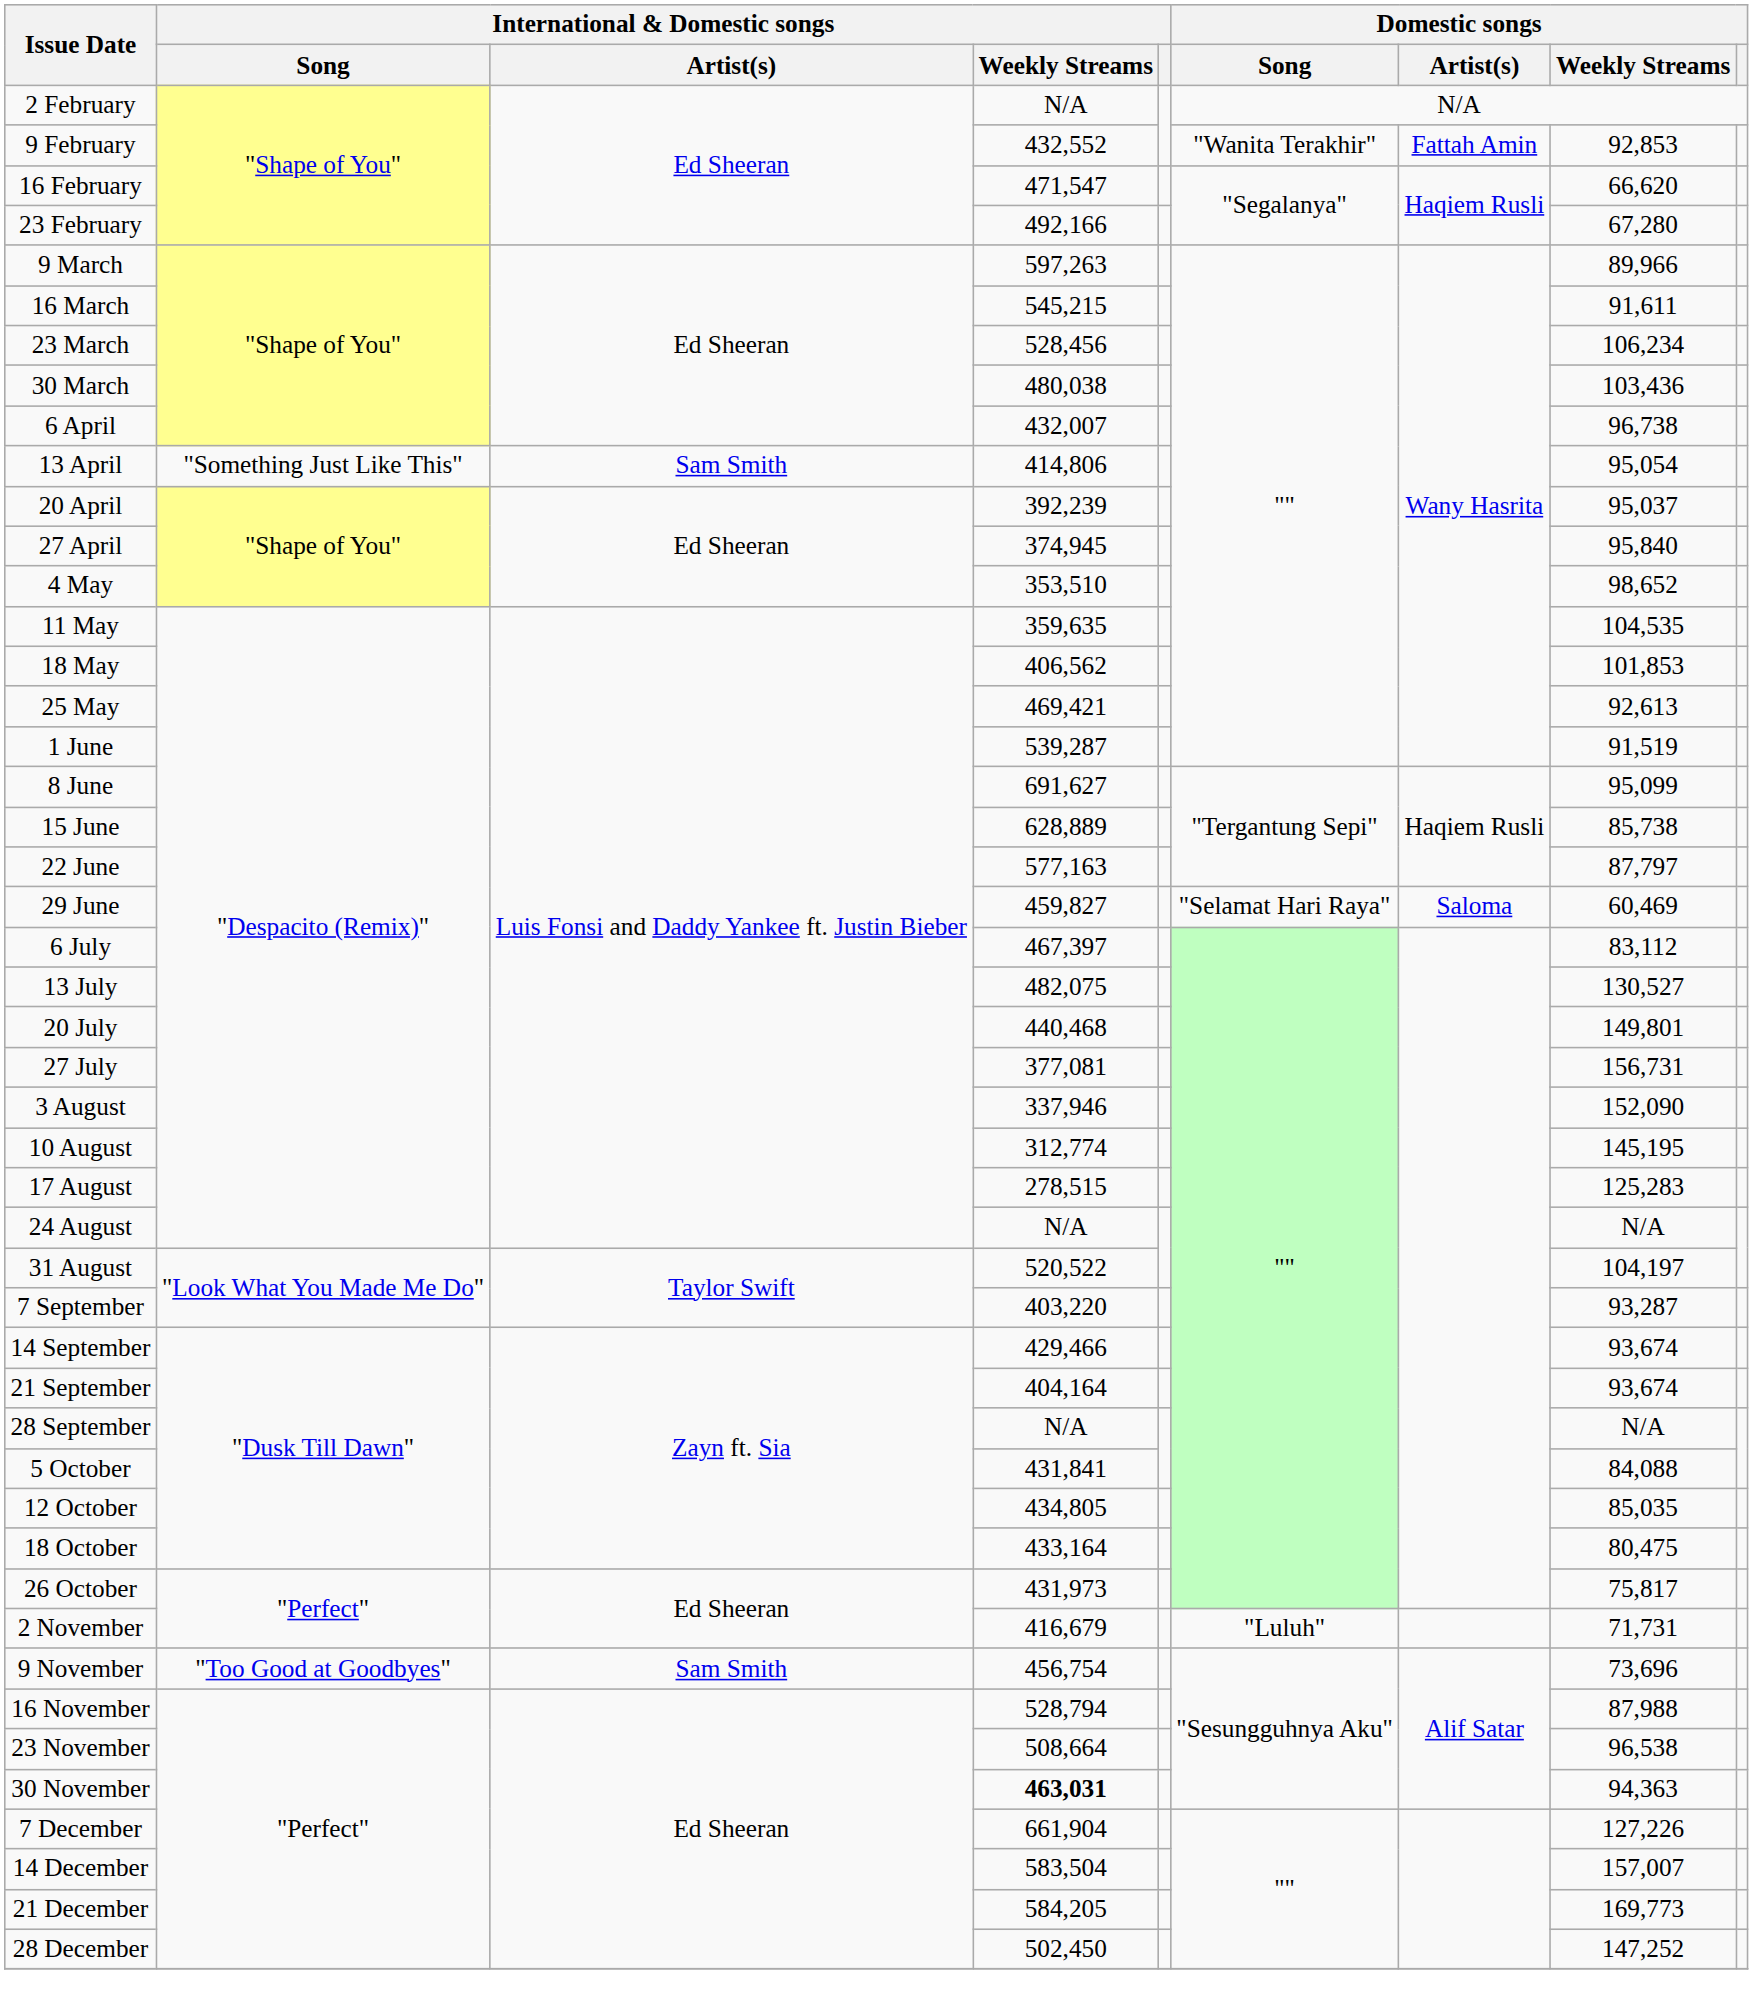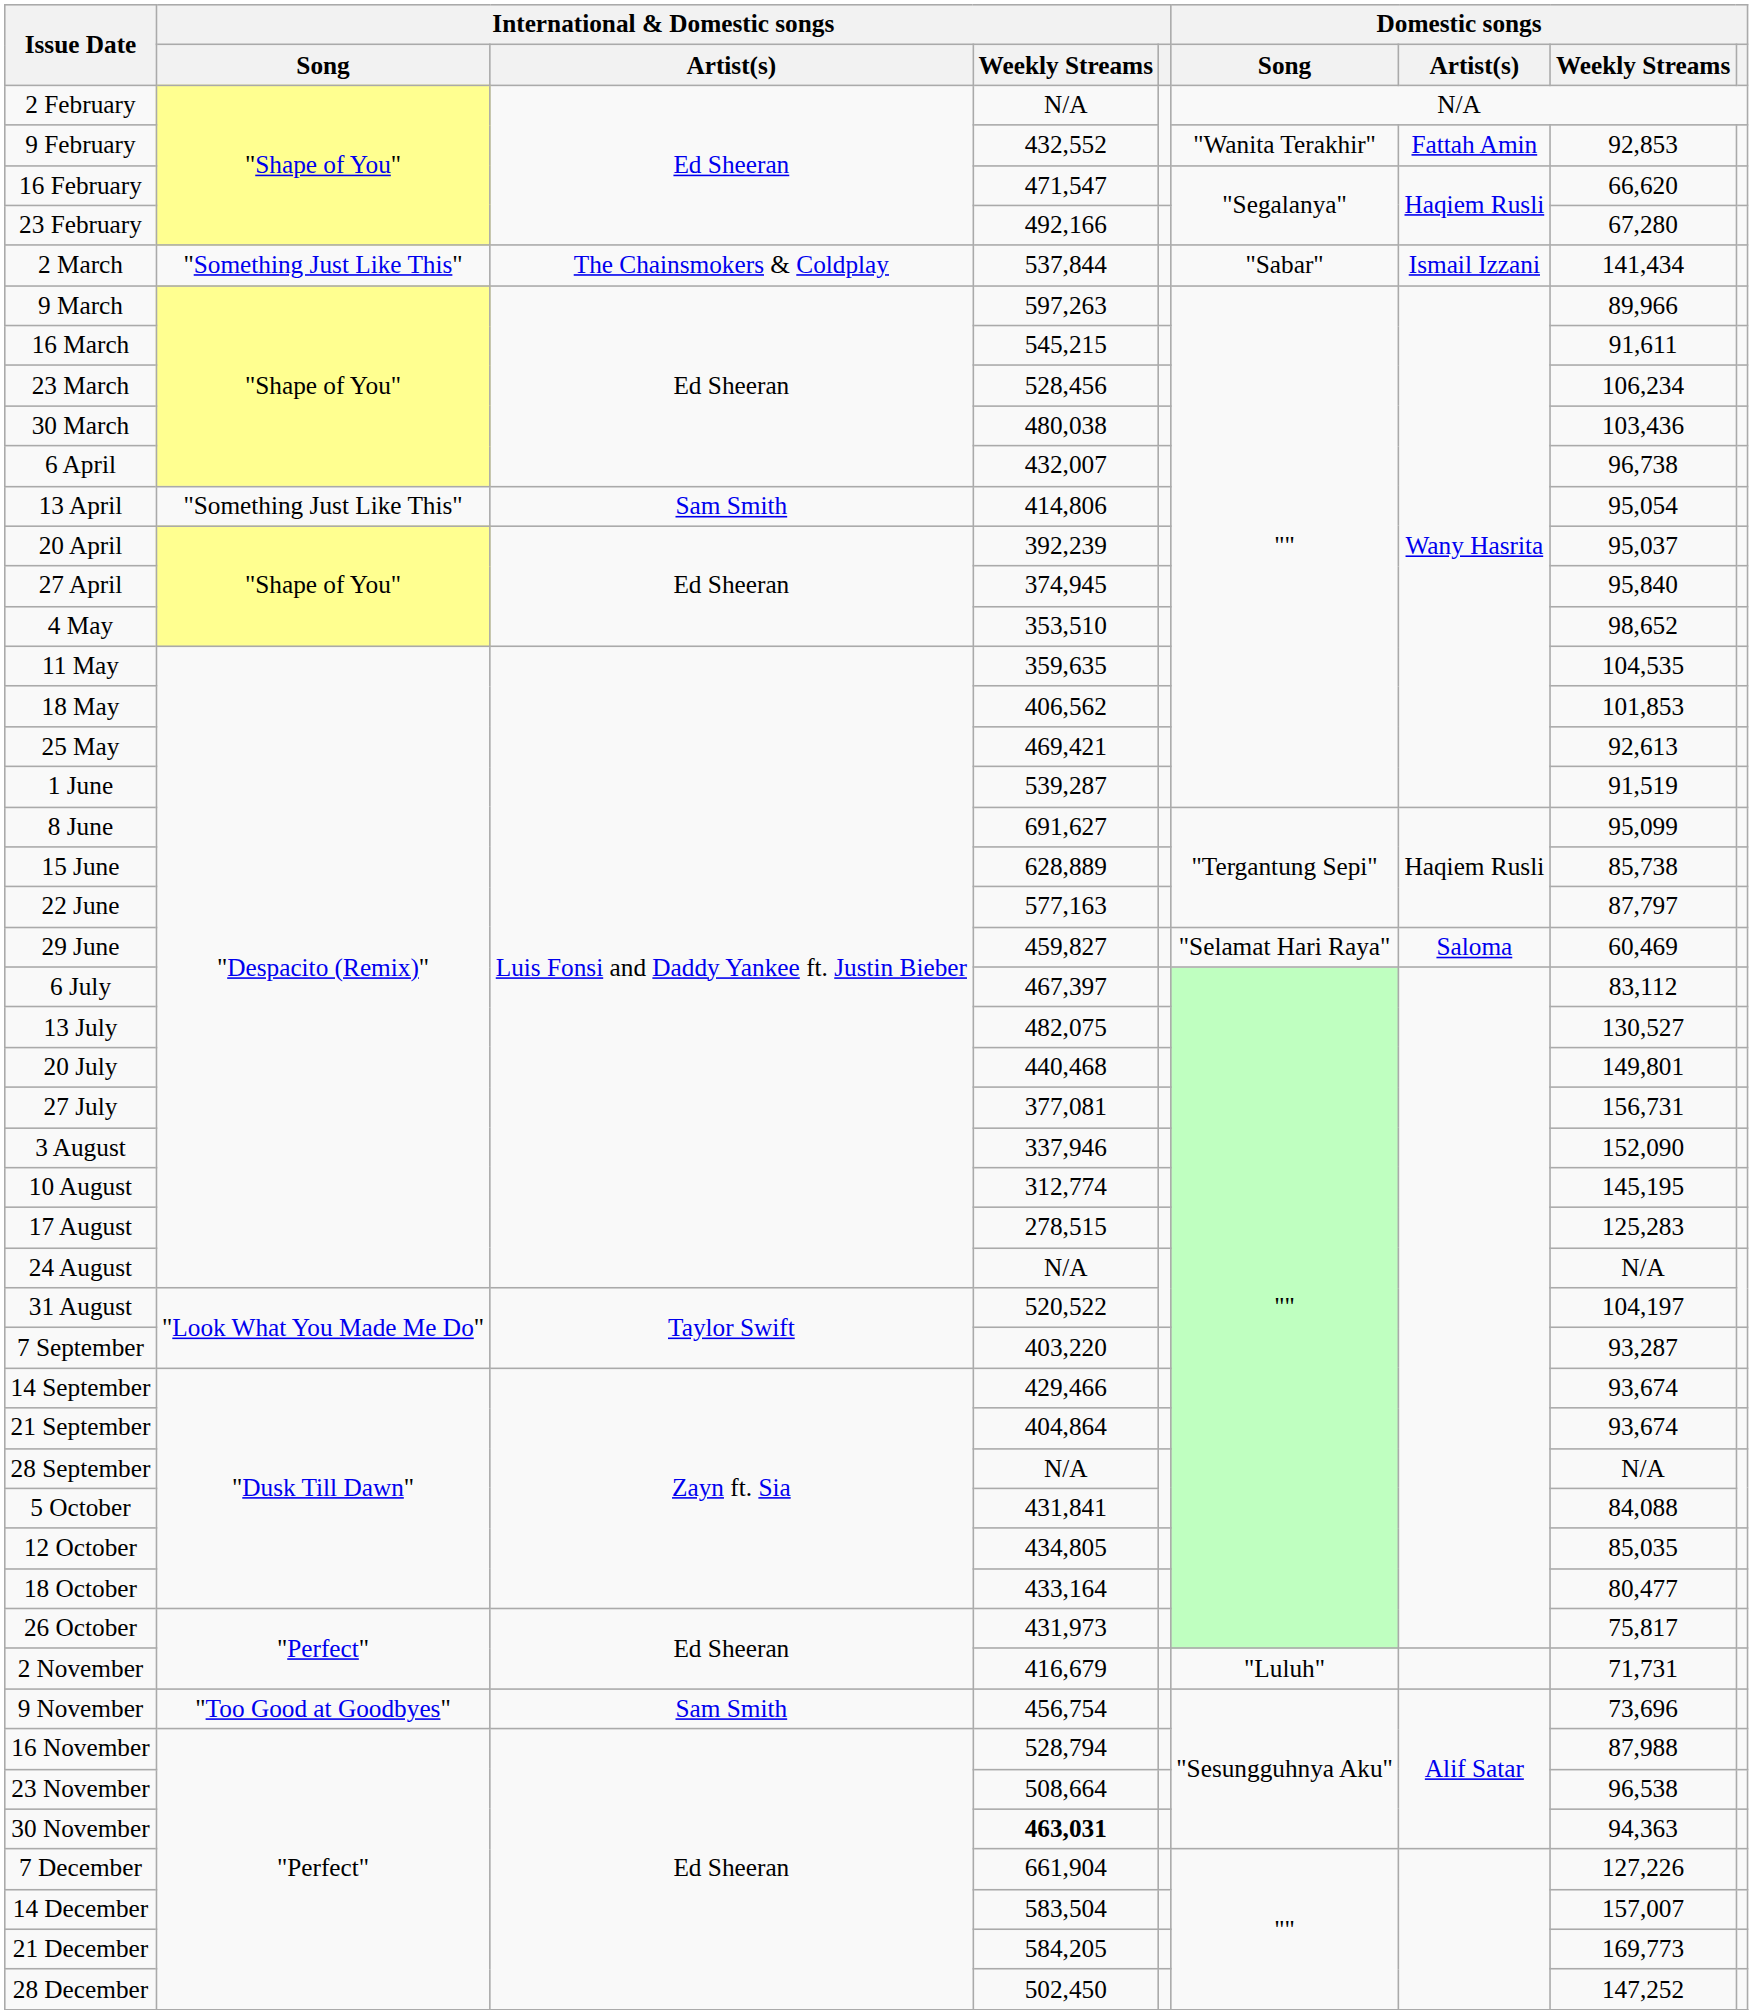+ row: (80, 265)
(1066, 1387) 404,164 -> (1066, 1427) 404,864
(1643, 1548) 80,475 -> (1643, 1588) 80,477
